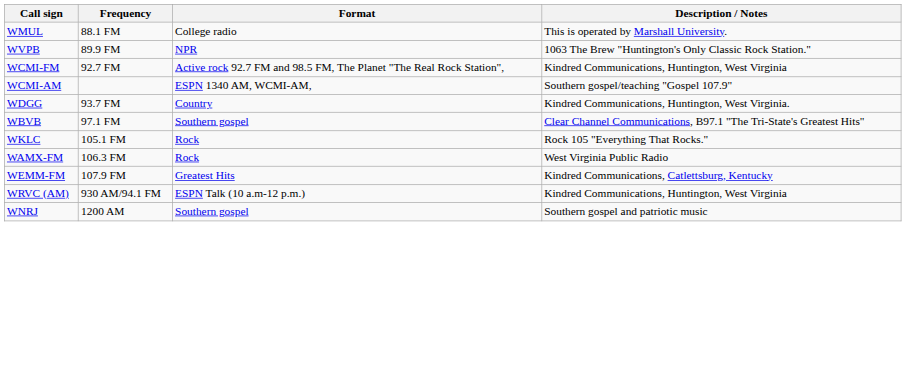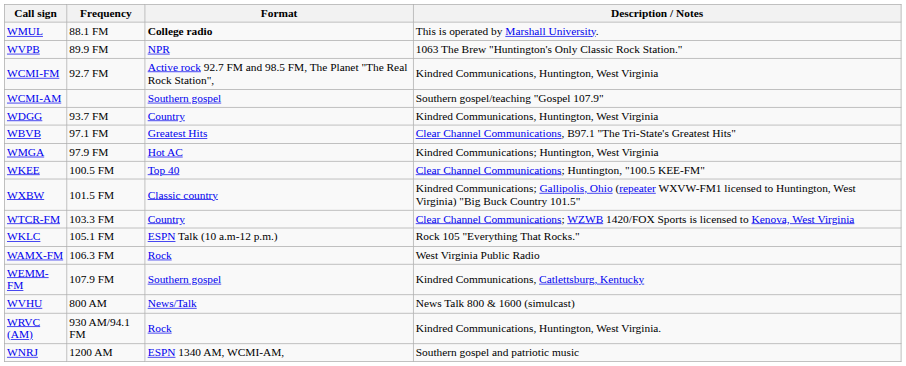(206, 31) normal -> (180, 31) bold
(243, 85) ESPN 1340 AM, WCMI-AM, -> (184, 98) Southern gospel
(667, 103) Kindred Communications, Huntington, West Virginia. -> (537, 116) Kindred Communications, Huntington, West Virginia
(212, 121) Southern gospel -> (178, 134) Greatest Hits
+ row: (26, 152)
+ row: (23, 170)
+ row: (26, 194)
+ row: (33, 219)
(187, 139) Rock -> (213, 237) ESPN Talk (10 a.m-12 p.m.)
(205, 175) Greatest Hits -> (184, 279) Southern gospel
+ row: (25, 304)
(240, 193) ESPN Talk (10 a.m-12 p.m.) -> (160, 328) Rock
(666, 193) Kindred Communications, Huntington, West Virginia -> (538, 328) Kindred Communications, Huntington, West Virginia.
(212, 211) Southern gospel -> (216, 352) ESPN 1340 AM, WCMI-AM,
